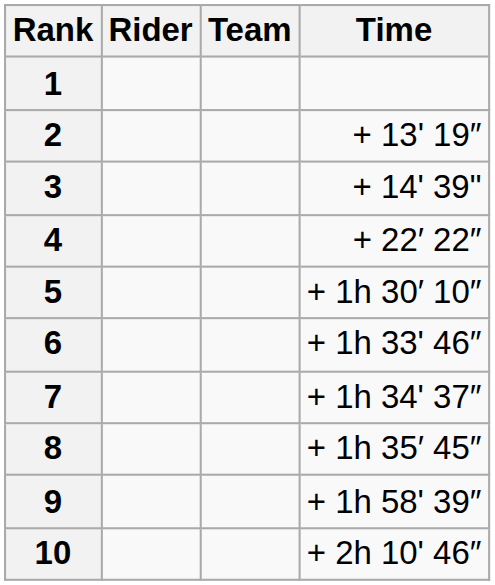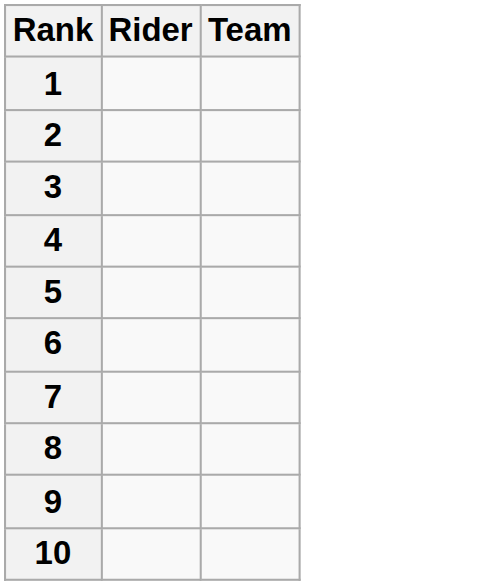- column: (394, 30)
